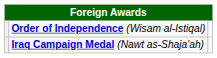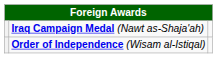rows swapped: (108, 28) <-> (108, 45)
